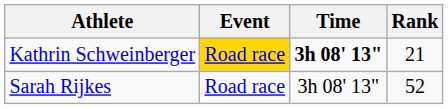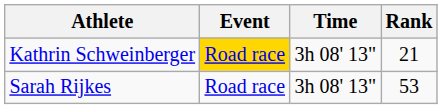(338, 54) bold -> (335, 54) normal
(415, 87) 52 -> (409, 87) 53
